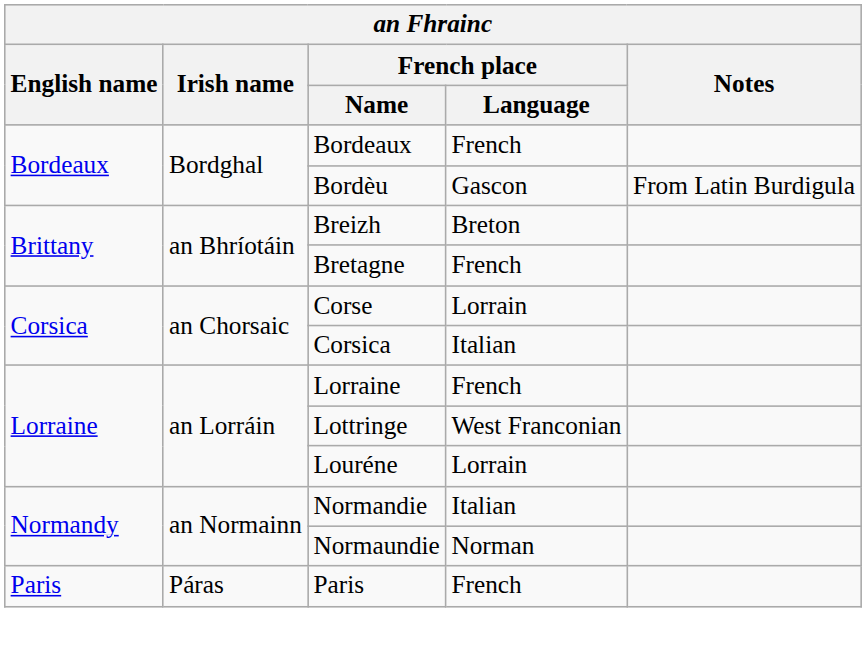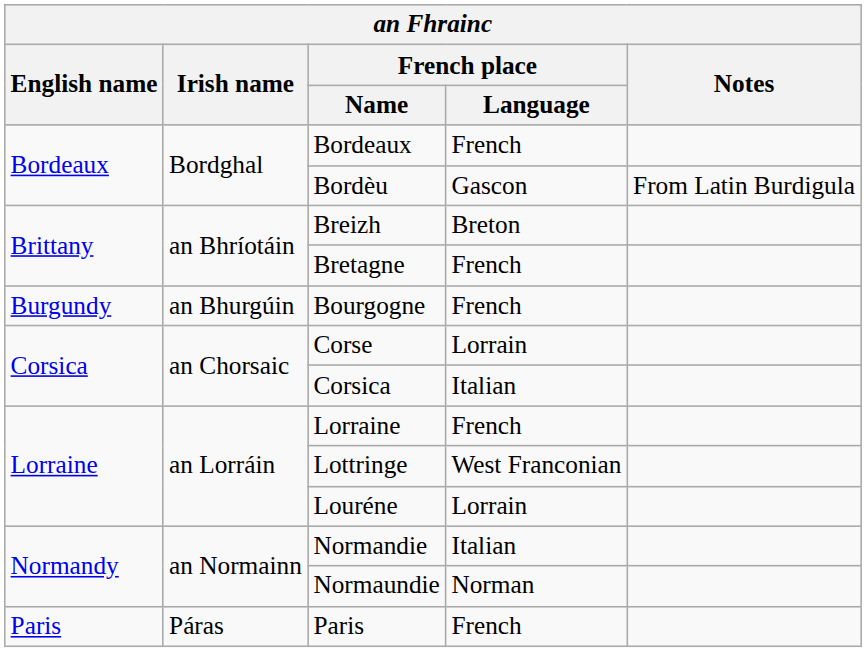+ row: (369, 305)
